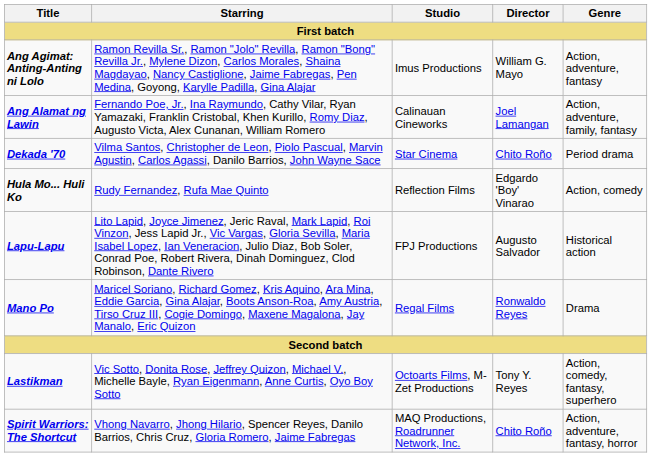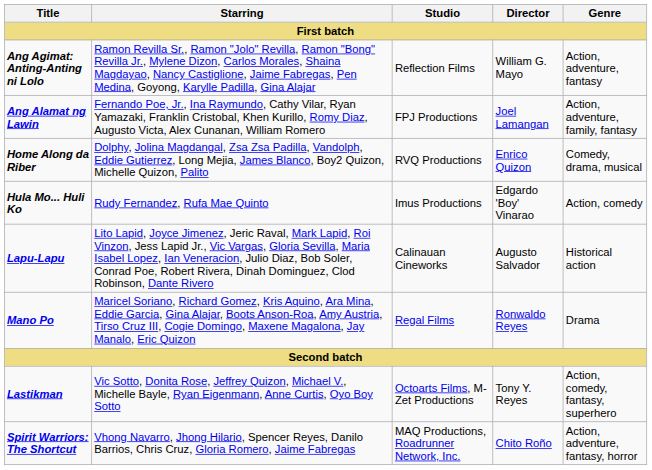(438, 68) Imus Productions -> (435, 68) Reflection Films
(421, 117) Calinauan Cineworks -> (436, 117) FPJ Productions
- row: (36, 154)
+ row: (48, 160)
(435, 191) Reflection Films -> (438, 203) Imus Productions
(436, 246) FPJ Productions -> (421, 259) Calinauan Cineworks
